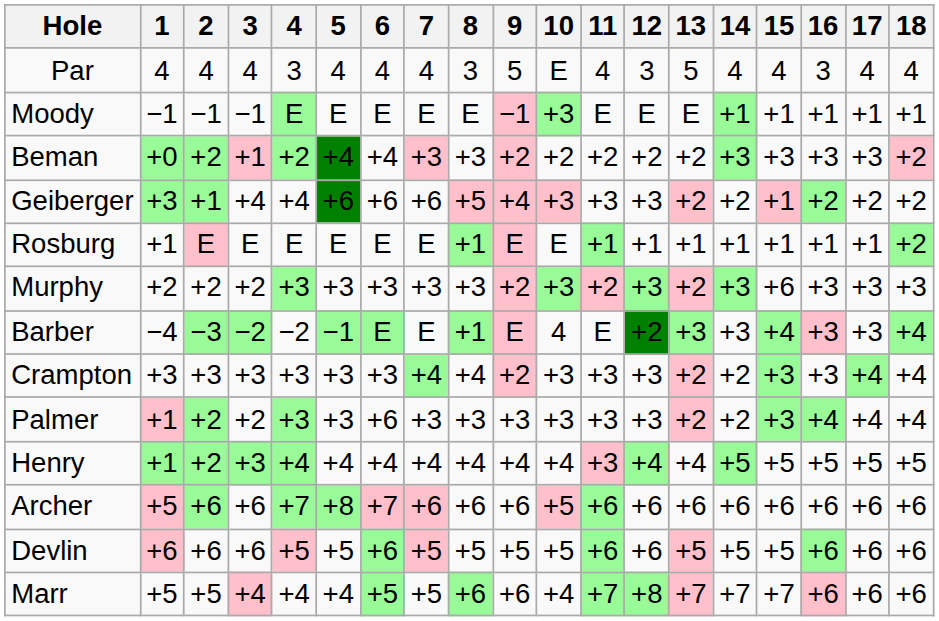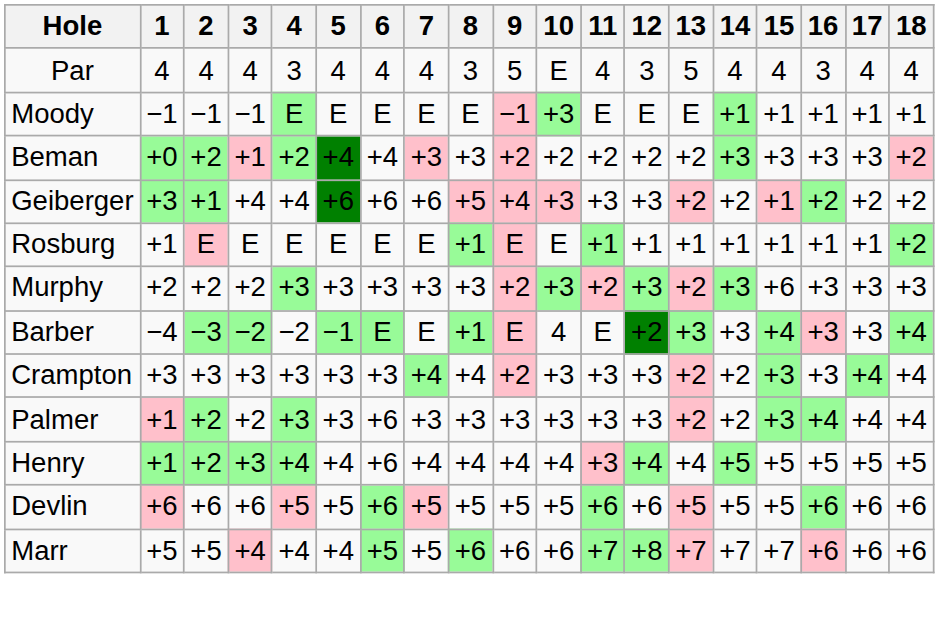(382, 462) +4 -> (382, 462) +6
- row: (52, 506)
(559, 593) +4 -> (559, 550) +6
